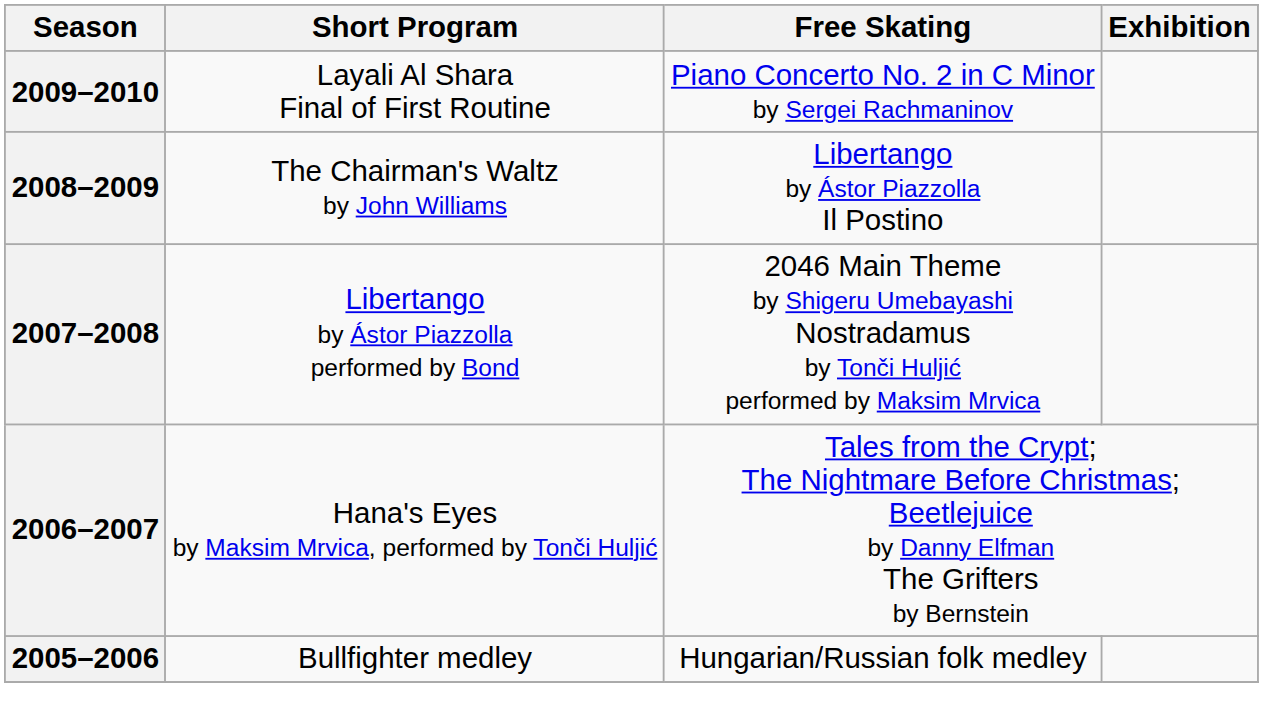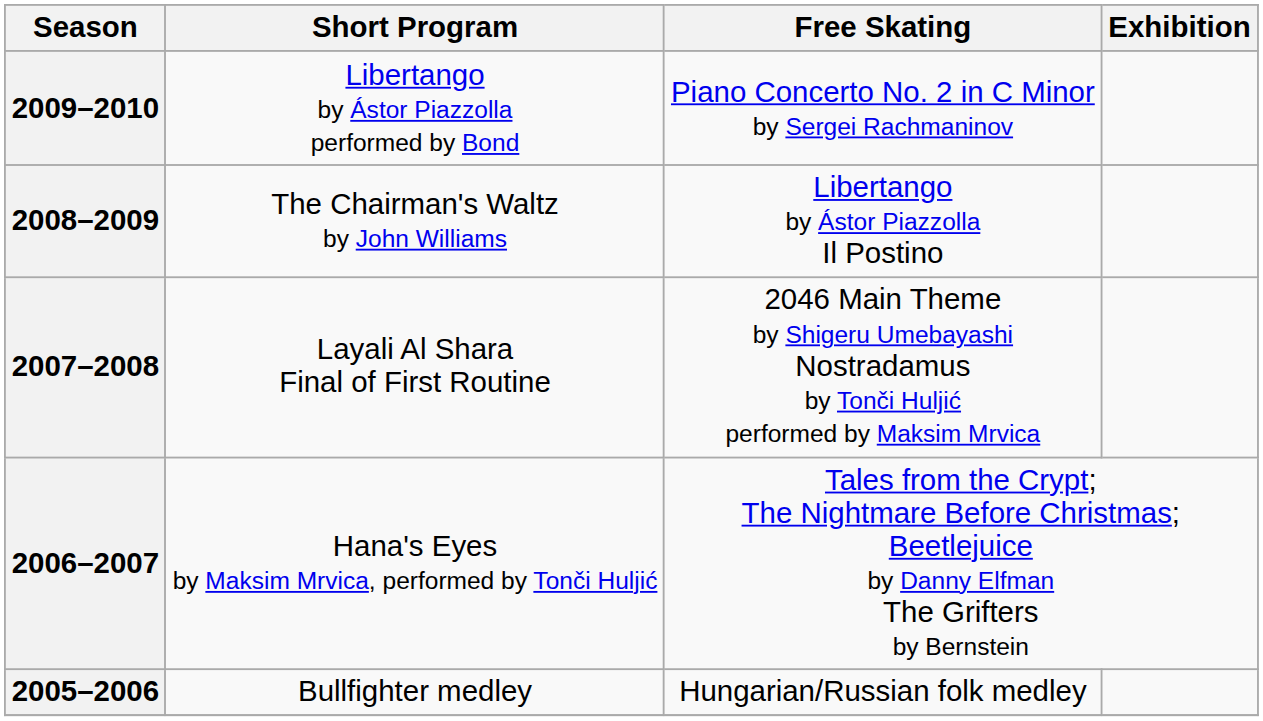(415, 91) Layali Al Shara Final of First Routine -> (415, 107) Libertango by Ástor Piazzolla performed by Bond
(415, 333) Libertango by Ástor Piazzolla performed by Bond -> (415, 366) Layali Al Shara Final of First Routine
